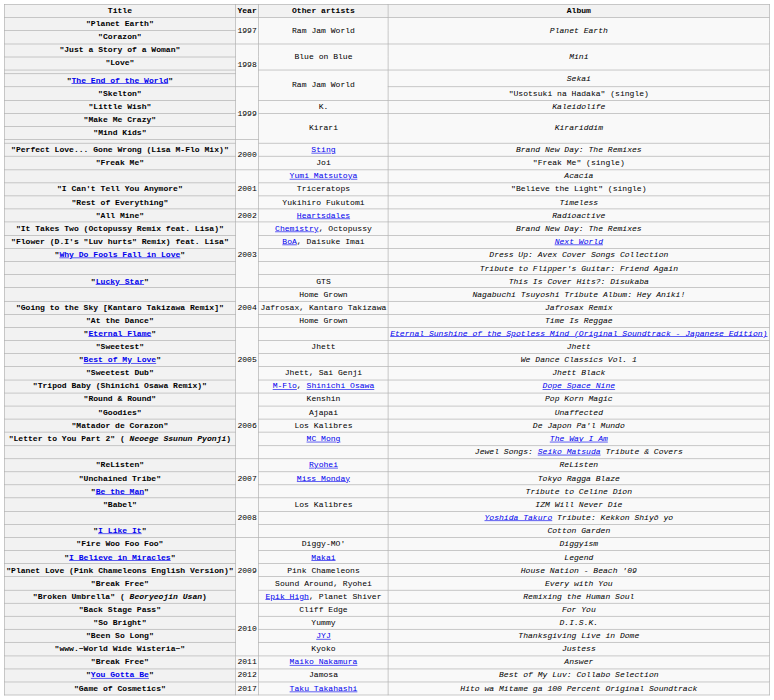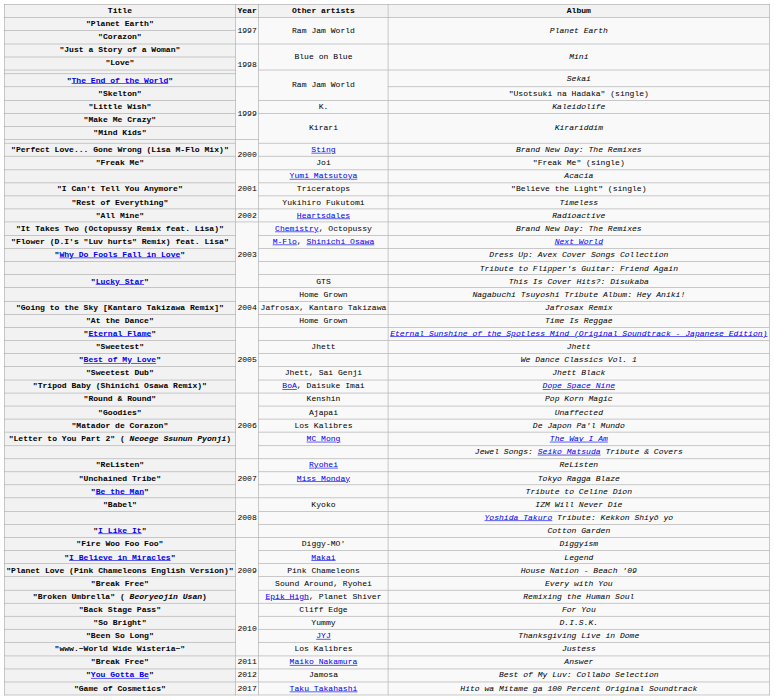(323, 242) BoA, Daisuke Imai -> (323, 242) M-Flo, Shinichi Osawa
(323, 386) M-Flo, Shinichi Osawa -> (323, 386) BoA, Daisuke Imai
(323, 505) Los Kalibres -> (323, 505) Kyoko
(323, 649) Kyoko -> (323, 649) Los Kalibres
